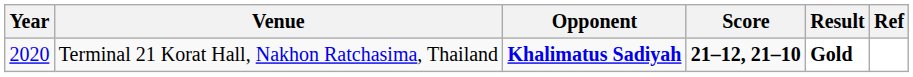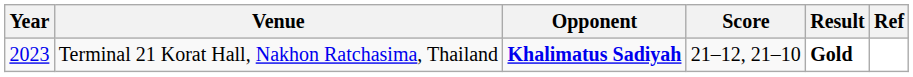(29, 54) 2020 -> (29, 54) 2023
(746, 54) bold -> (746, 54) normal
